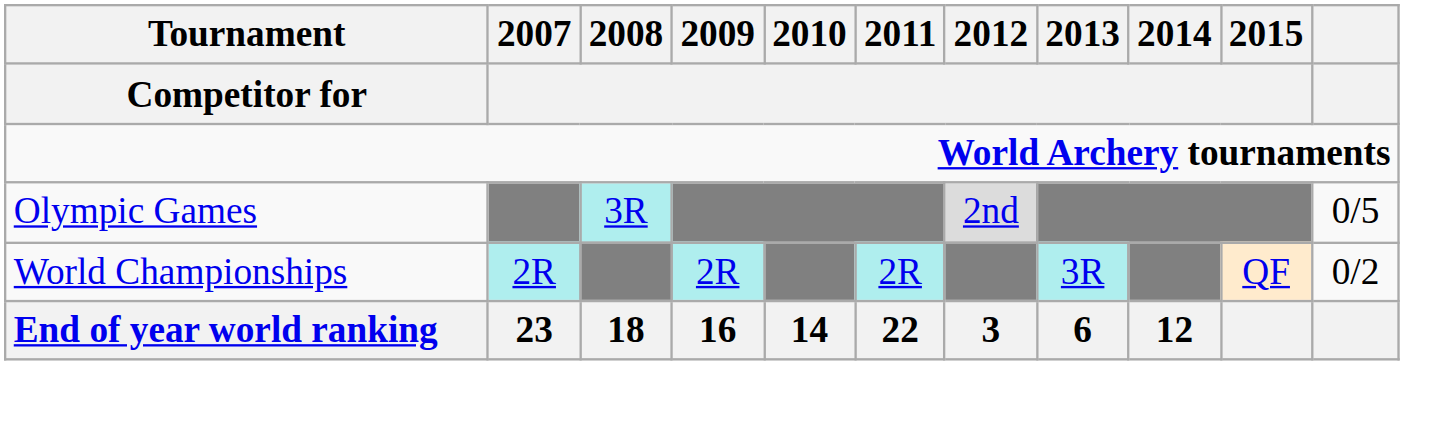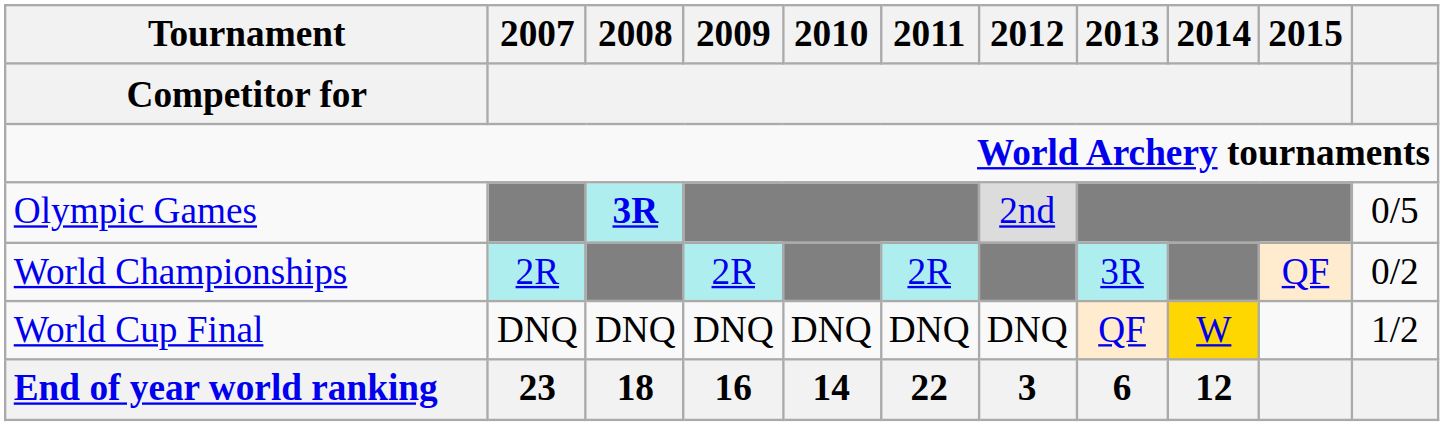(626, 211) normal -> (635, 211) bold
+ row: (139, 329)
